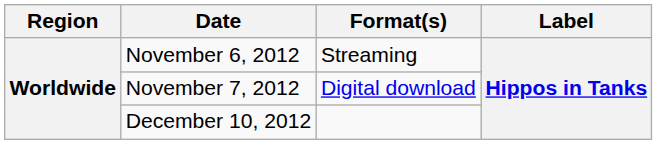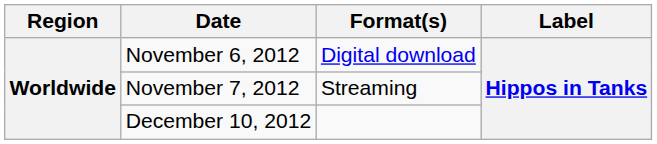(369, 54) Streaming -> (398, 54) Digital download
(398, 88) Digital download -> (369, 88) Streaming
